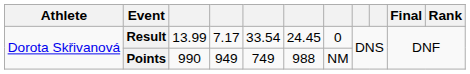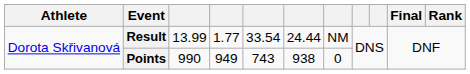(226, 37) 7.17 -> (226, 37) 1.77
(304, 37) 24.45 -> (304, 37) 24.44
(338, 37) 0 -> (338, 37) NM
(263, 59) 749 -> (263, 59) 743
(304, 59) 988 -> (304, 59) 938
(338, 59) NM -> (338, 59) 0
